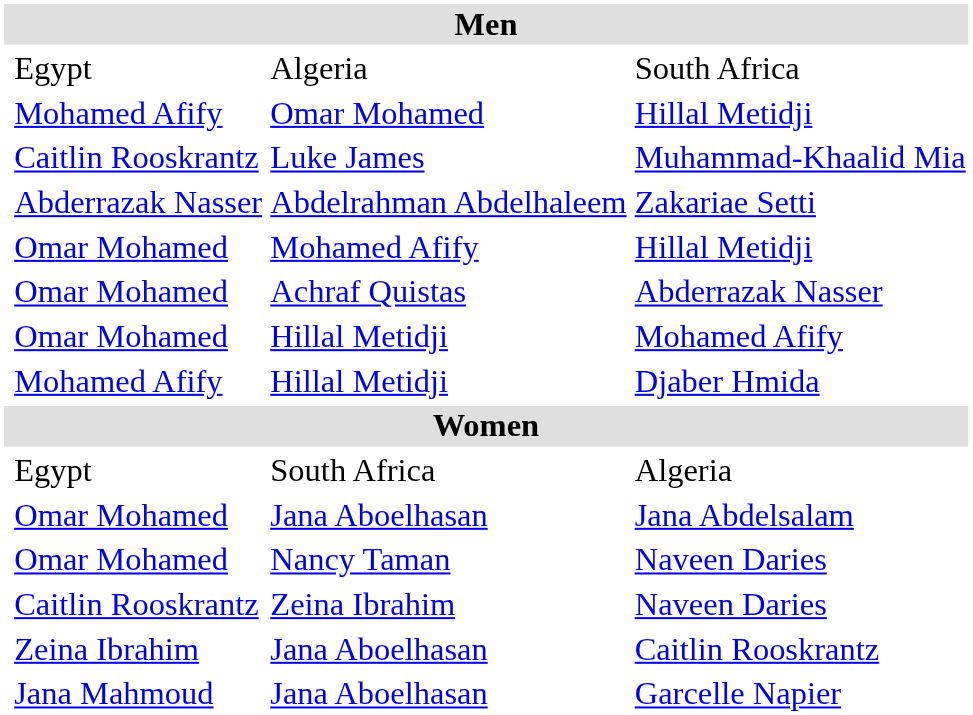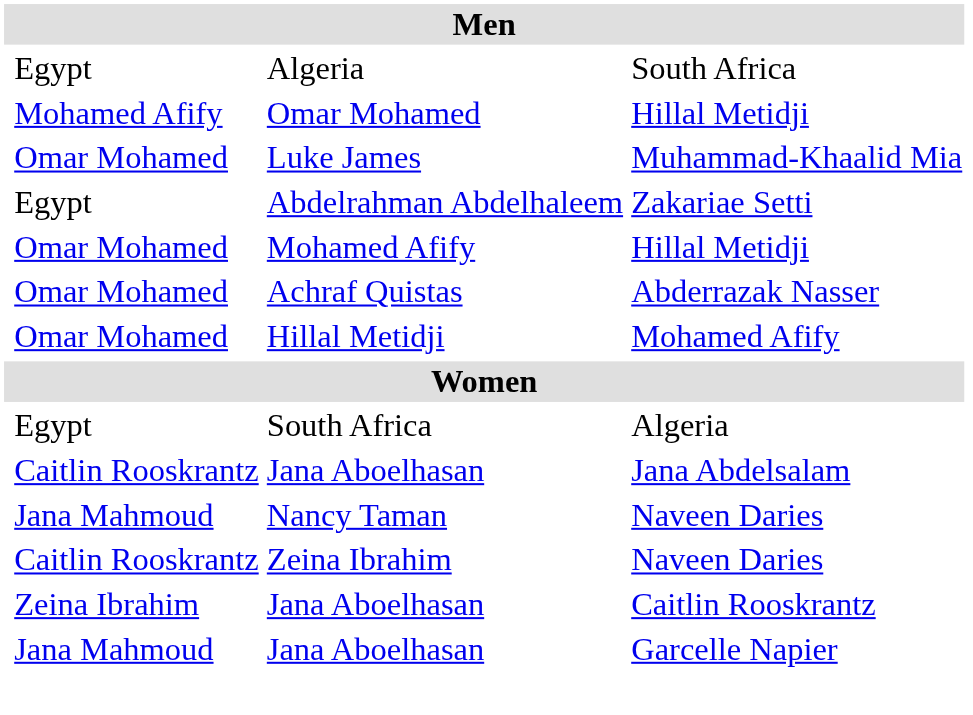(136, 157) Caitlin Rooskrantz -> (121, 157) Omar Mohamed
(138, 202) Abderrazak Nasser -> (53, 202) Egypt
- row: (359, 381)
(121, 515) Omar Mohamed -> (136, 470) Caitlin Rooskrantz
(121, 559) Omar Mohamed -> (114, 515) Jana Mahmoud
